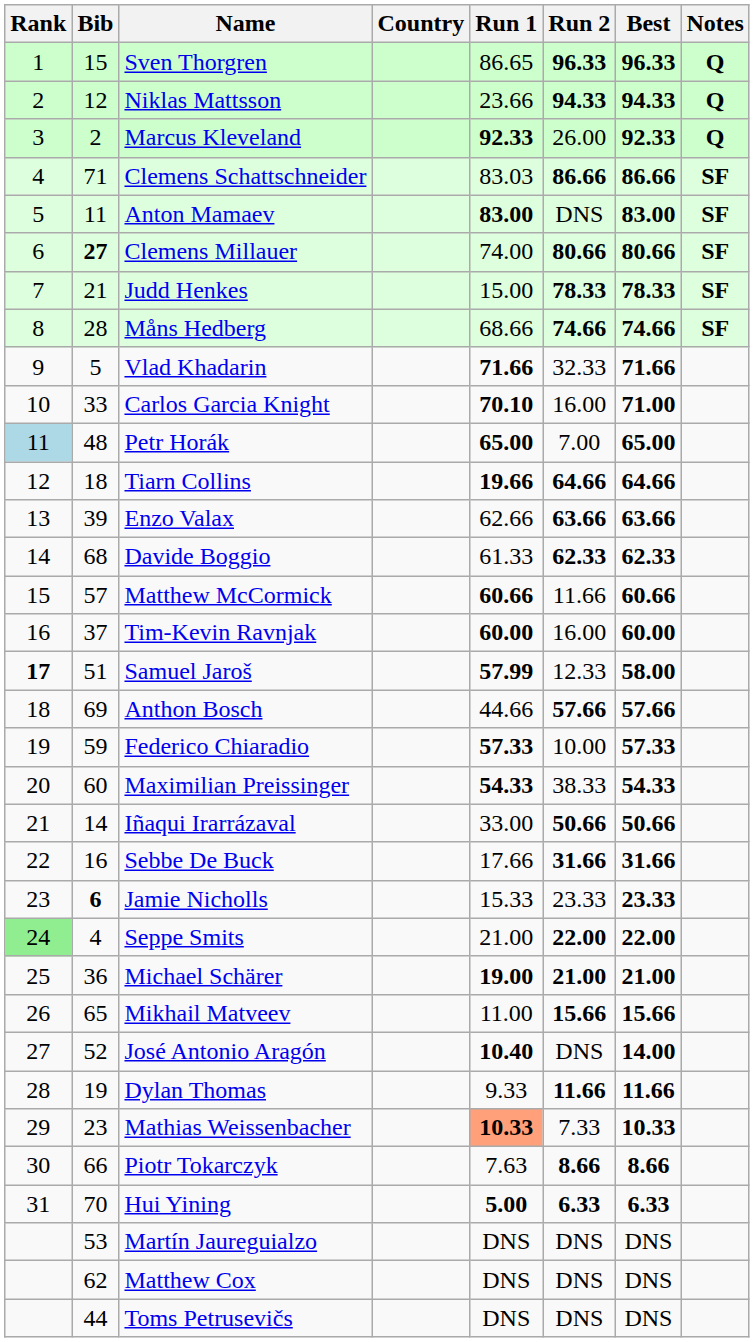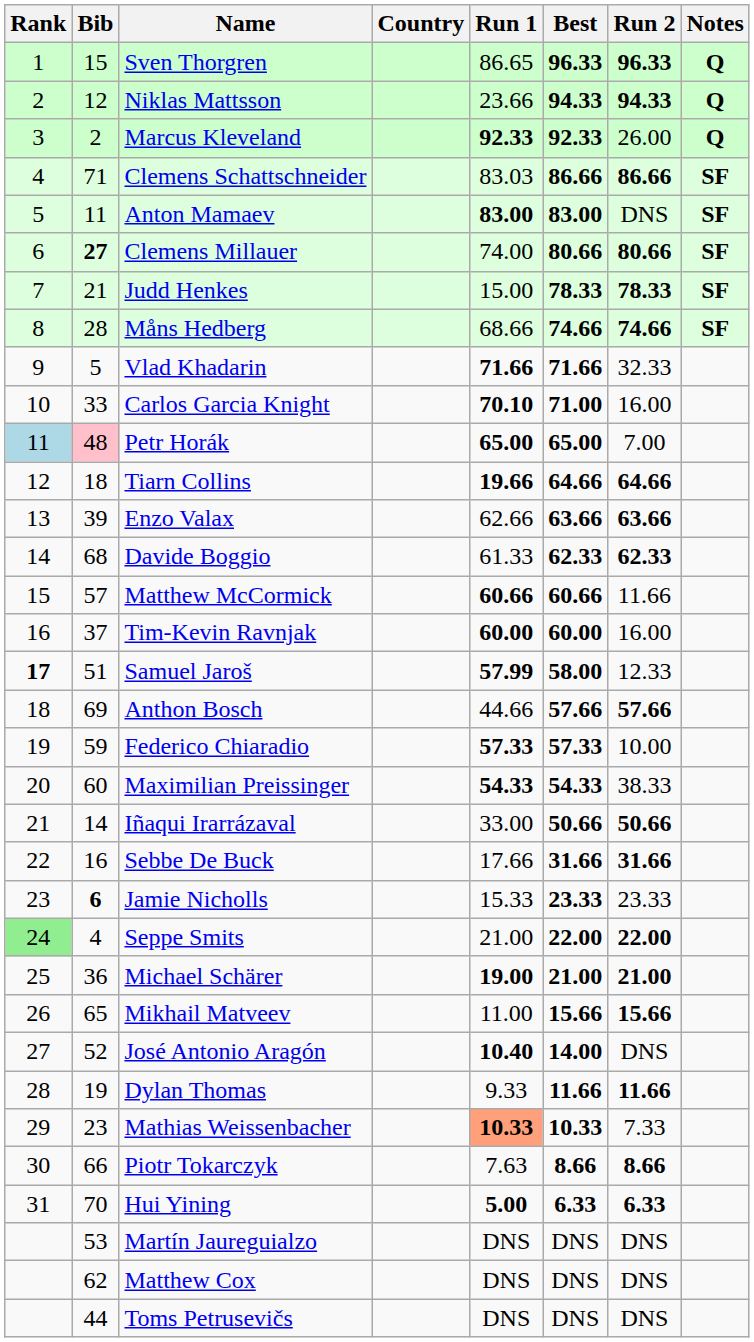columns swapped: (579, 23) <-> (648, 23)
(95, 442) no background -> (95, 442) pink background
